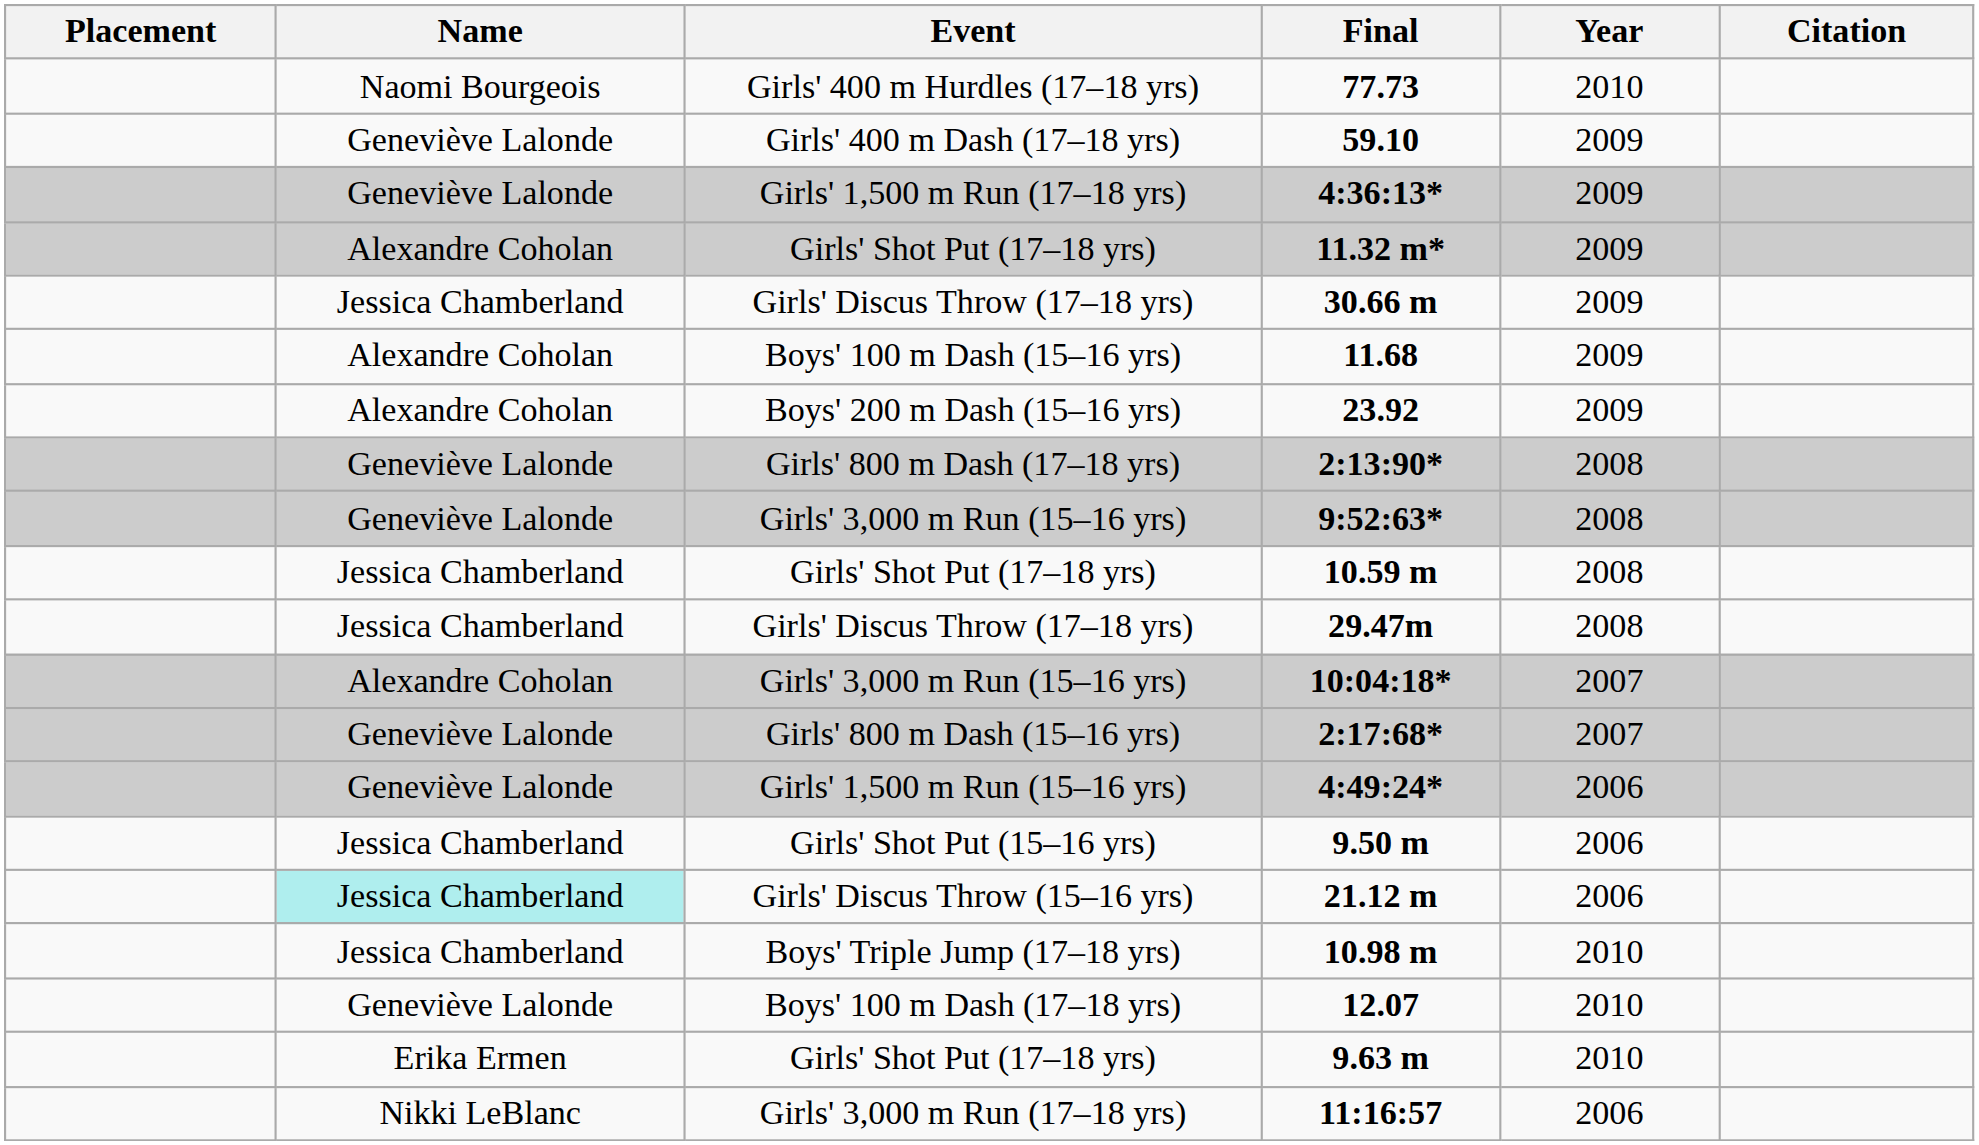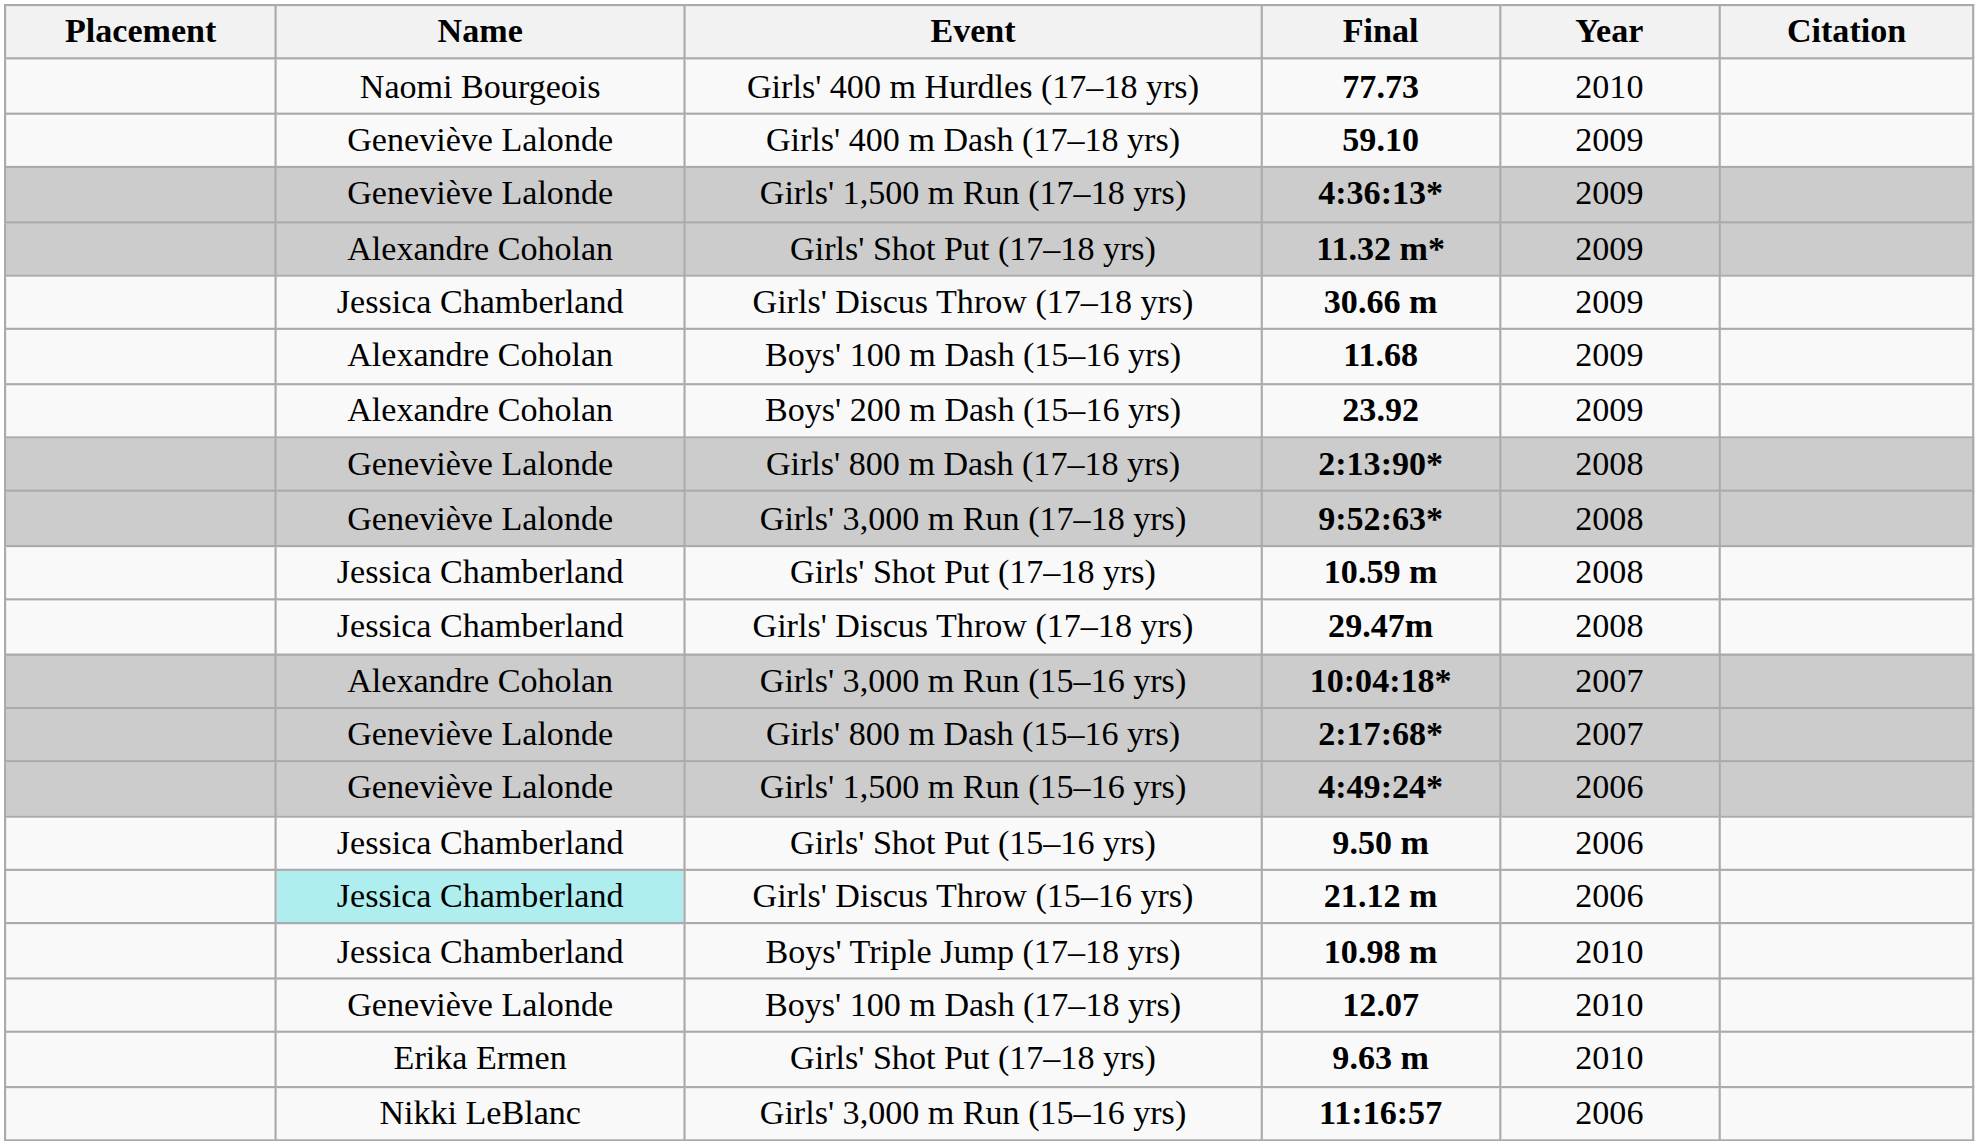(973, 517) Girls' 3,000 m Run (15–16 yrs) -> (973, 517) Girls' 3,000 m Run (17–18 yrs)
(973, 1112) Girls' 3,000 m Run (17–18 yrs) -> (973, 1112) Girls' 3,000 m Run (15–16 yrs)
